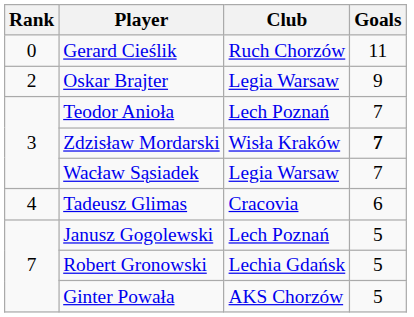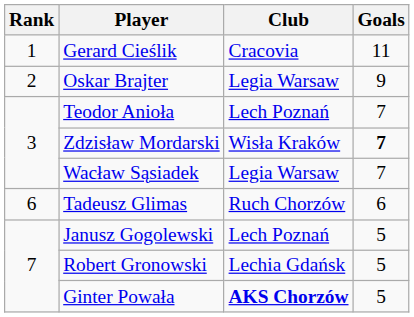(32, 50) 0 -> (32, 50) 1
(287, 50) Ruch Chorzów -> (264, 50) Cracovia
(32, 204) 4 -> (32, 204) 6
(264, 204) Cracovia -> (287, 204) Ruch Chorzów
(286, 296) normal -> (289, 296) bold
